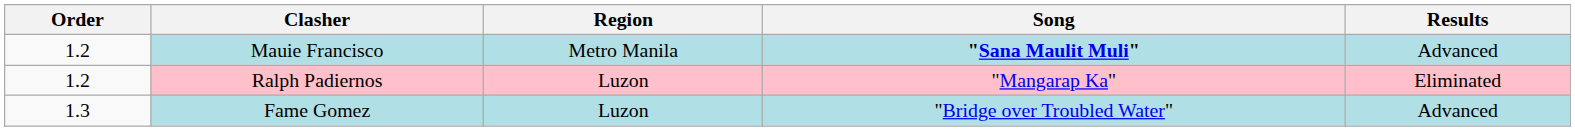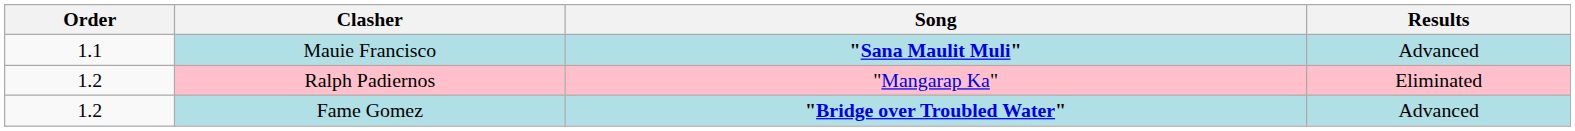- column: (623, 20)
(77, 50) 1.2 -> (90, 50) 1.1
(77, 110) 1.3 -> (90, 110) 1.2
(1054, 110) normal -> (936, 110) bold
